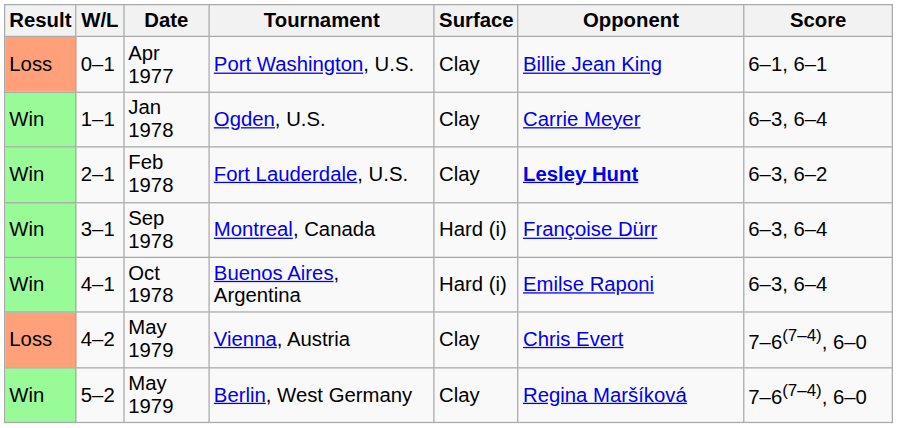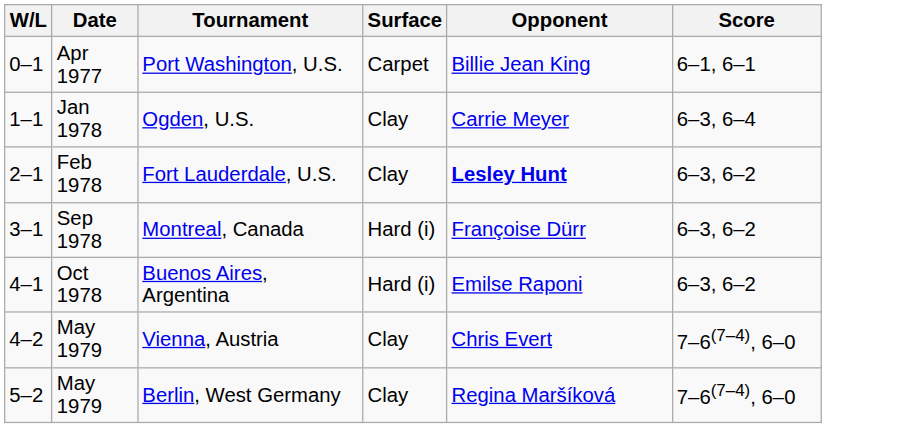- column: (40, 20)
(459, 64) Clay -> (398, 64) Carpet
(788, 229) 6–3, 6–4 -> (716, 229) 6–3, 6–2
(788, 284) 6–3, 6–4 -> (716, 284) 6–3, 6–2
